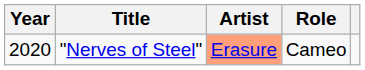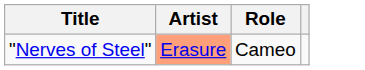- column: (30, 19)
